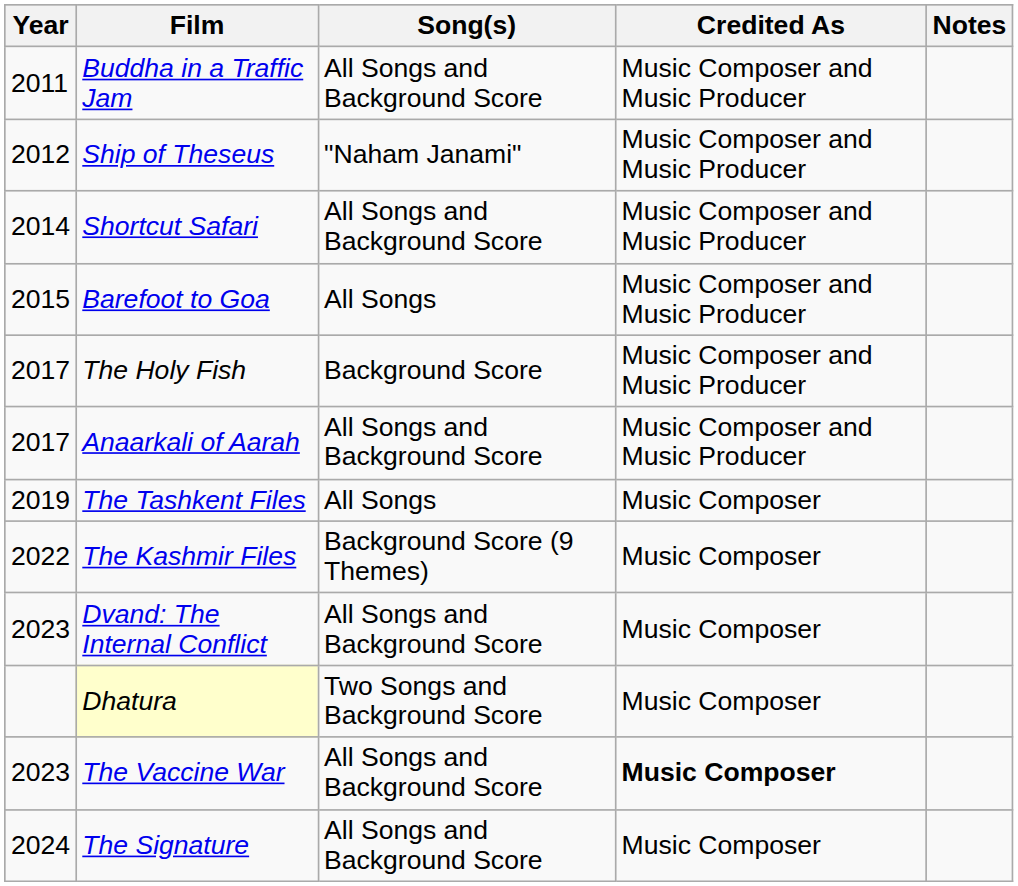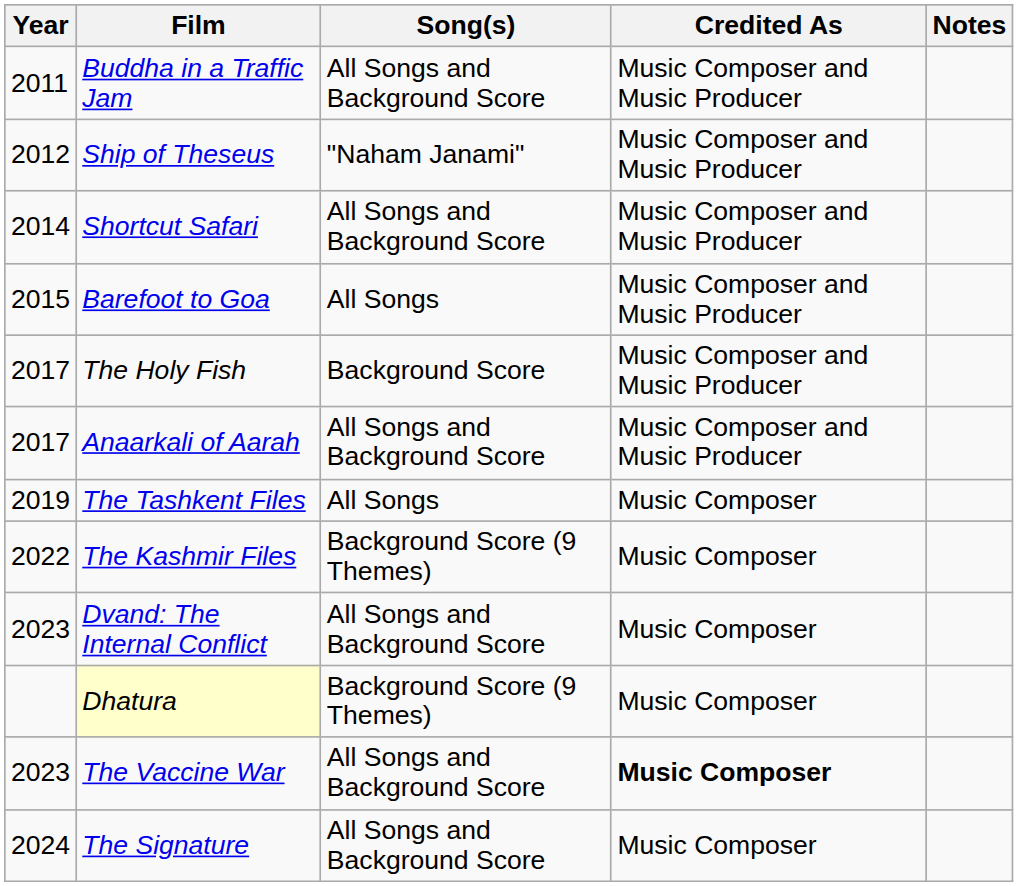(433, 700) Two Songs and Background Score -> (452, 700) Background Score (9 Themes)
